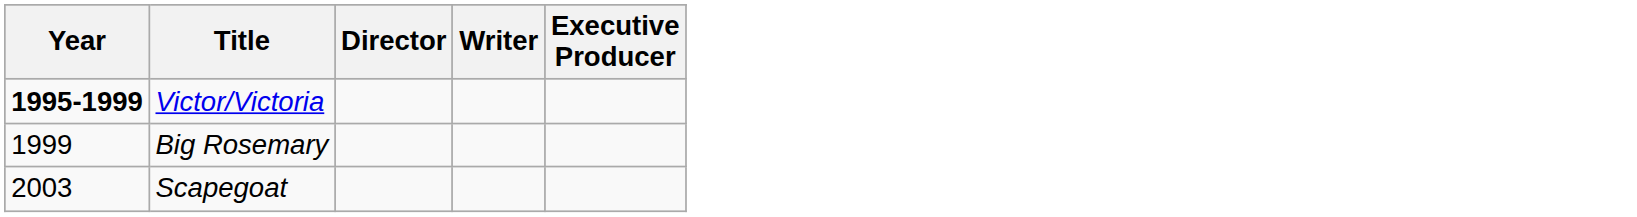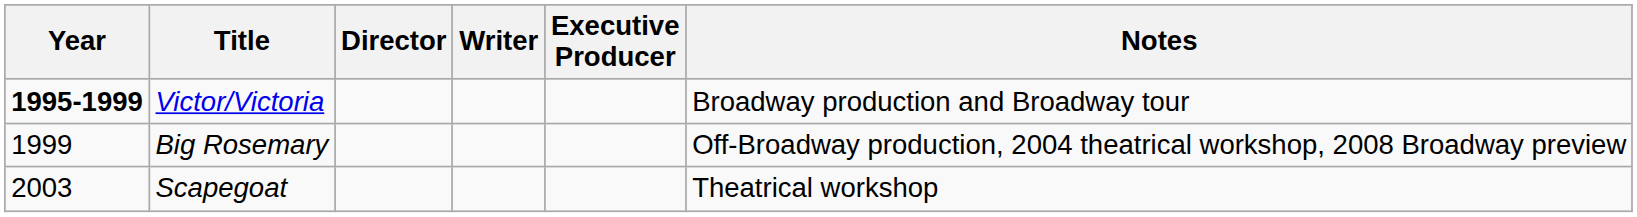+ column: (1159, 41)
